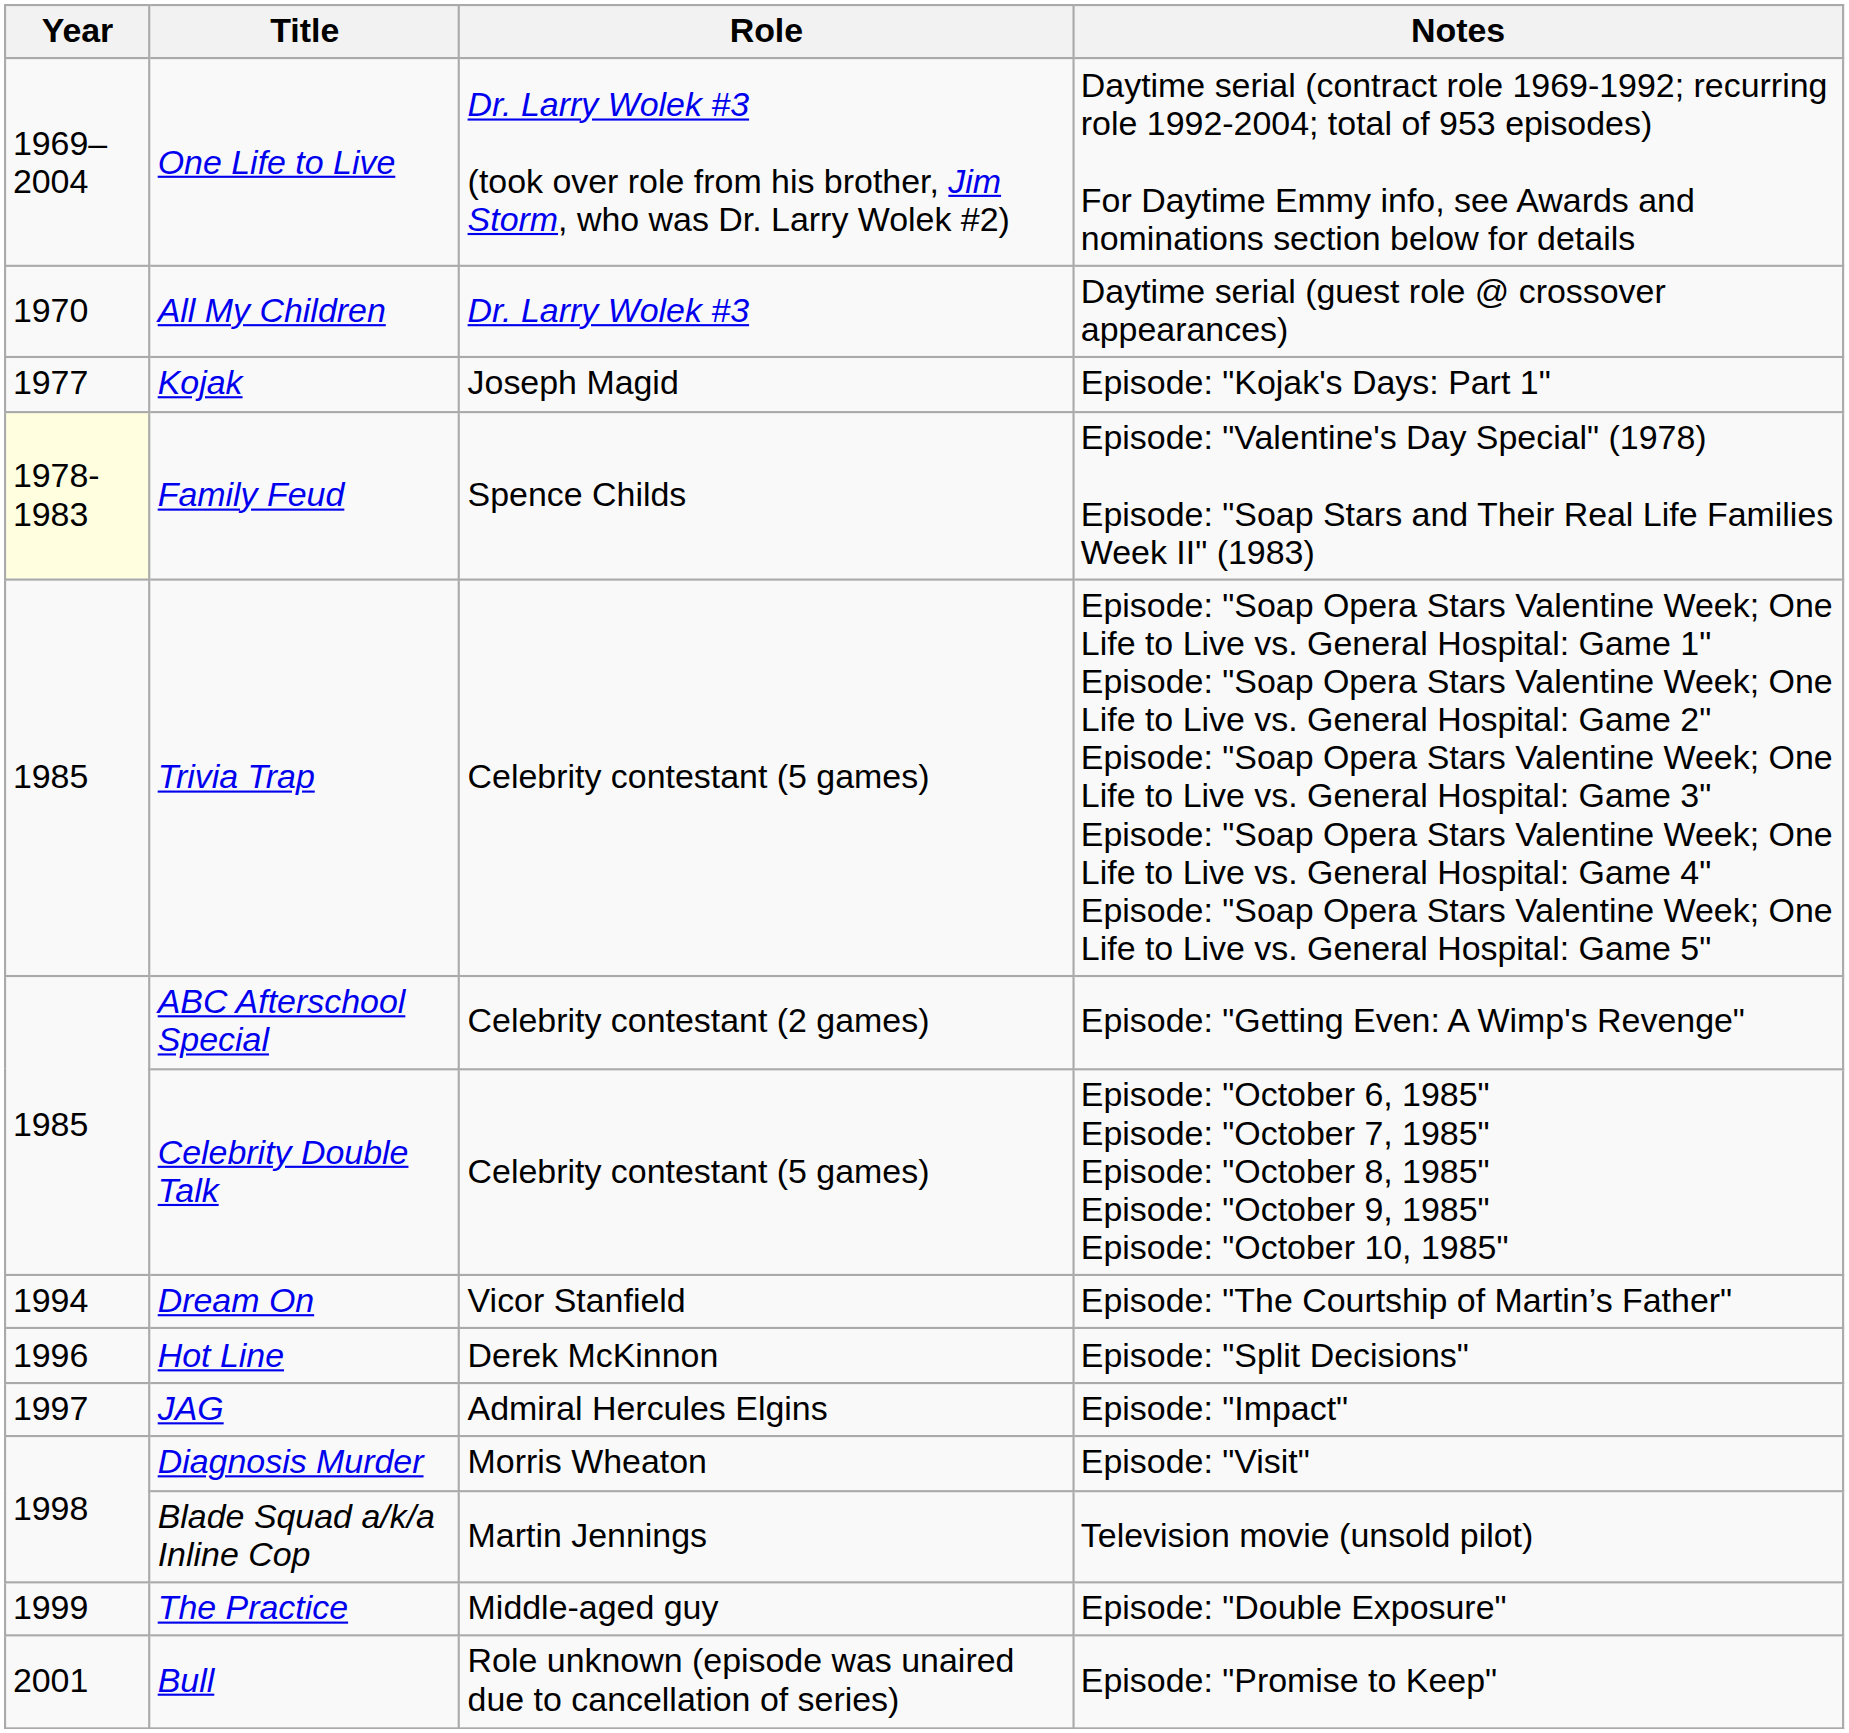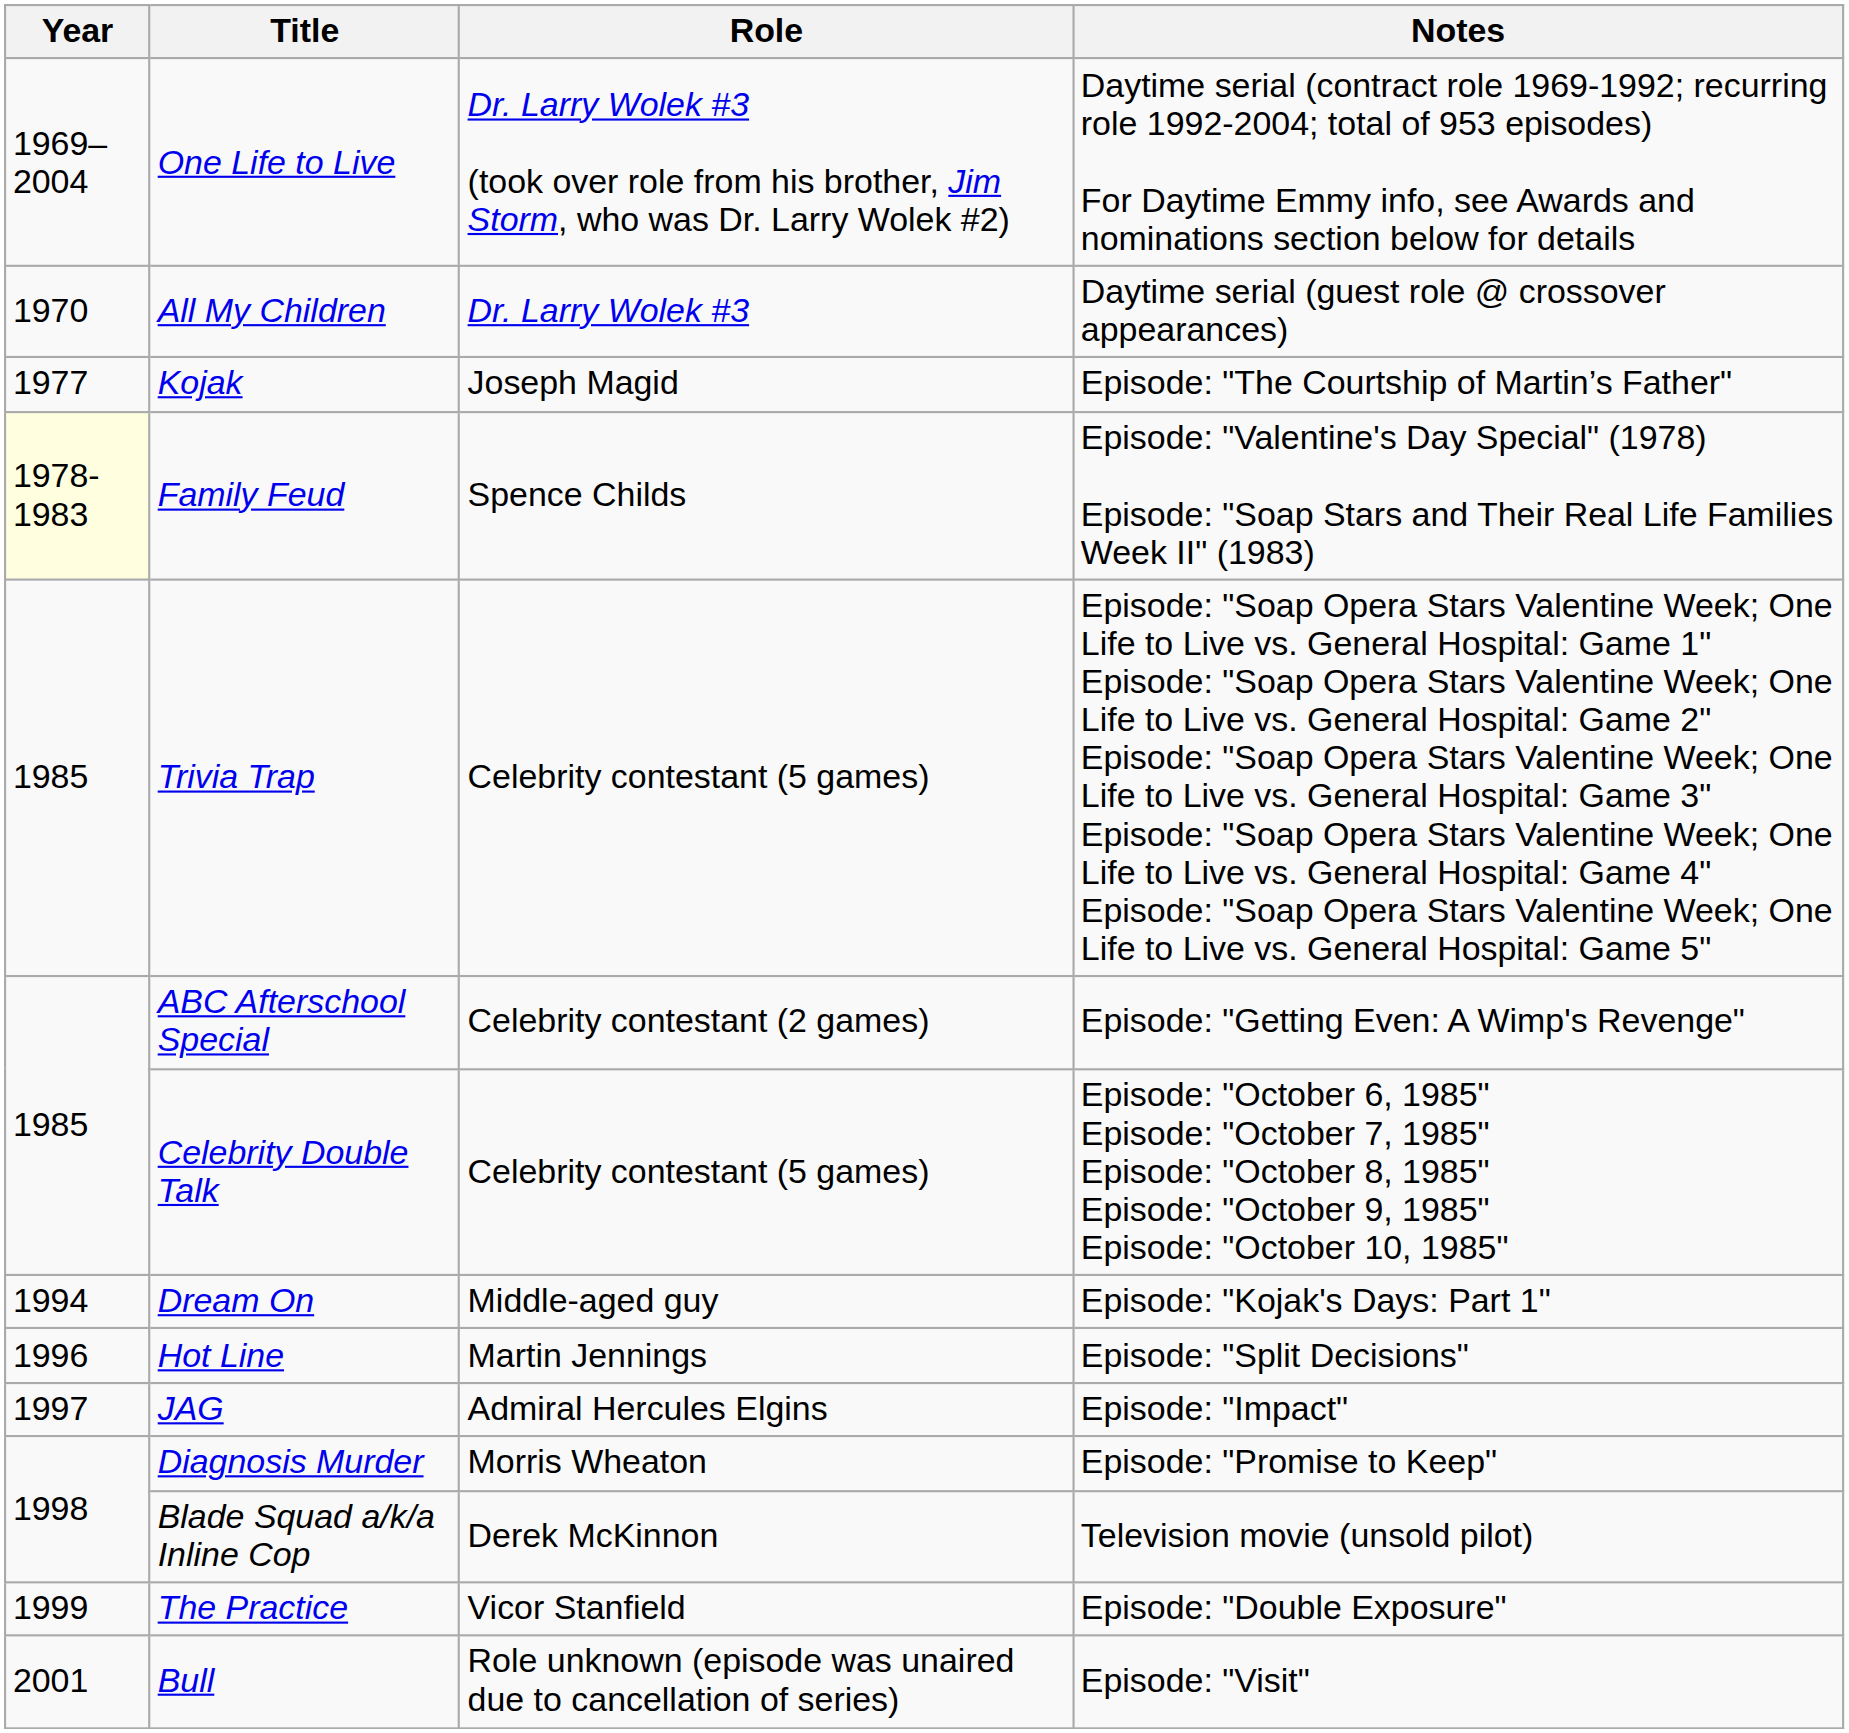(1316, 383) Episode: "Kojak's Days: Part 1" -> (1406, 383) Episode: "The Courtship of Martin’s Father"
(577, 1301) Vicor Stanfield -> (593, 1301) Middle-aged guy
(1406, 1301) Episode: "The Courtship of Martin’s Father" -> (1316, 1301) Episode: "Kojak's Days: Part 1"
(593, 1355) Derek McKinnon -> (587, 1355) Martin Jennings
(1195, 1462) Episode: "Visit" -> (1289, 1462) Episode: "Promise to Keep"
(587, 1535) Martin Jennings -> (593, 1535) Derek McKinnon
(593, 1608) Middle-aged guy -> (577, 1608) Vicor Stanfield
(1289, 1681) Episode: "Promise to Keep" -> (1195, 1681) Episode: "Visit"
